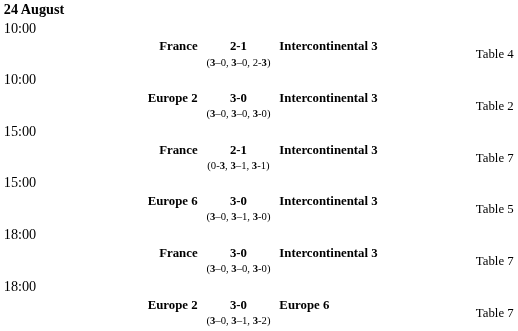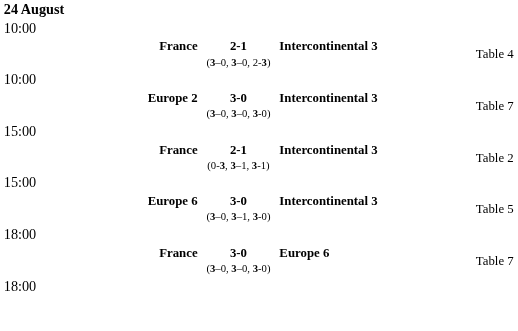(495, 105) Table 2 -> (495, 105) Table 7
(495, 157) Table 7 -> (495, 157) Table 2
(329, 252) Intercontinental 3 -> (304, 252) Europe 6
- row: (173, 304)
